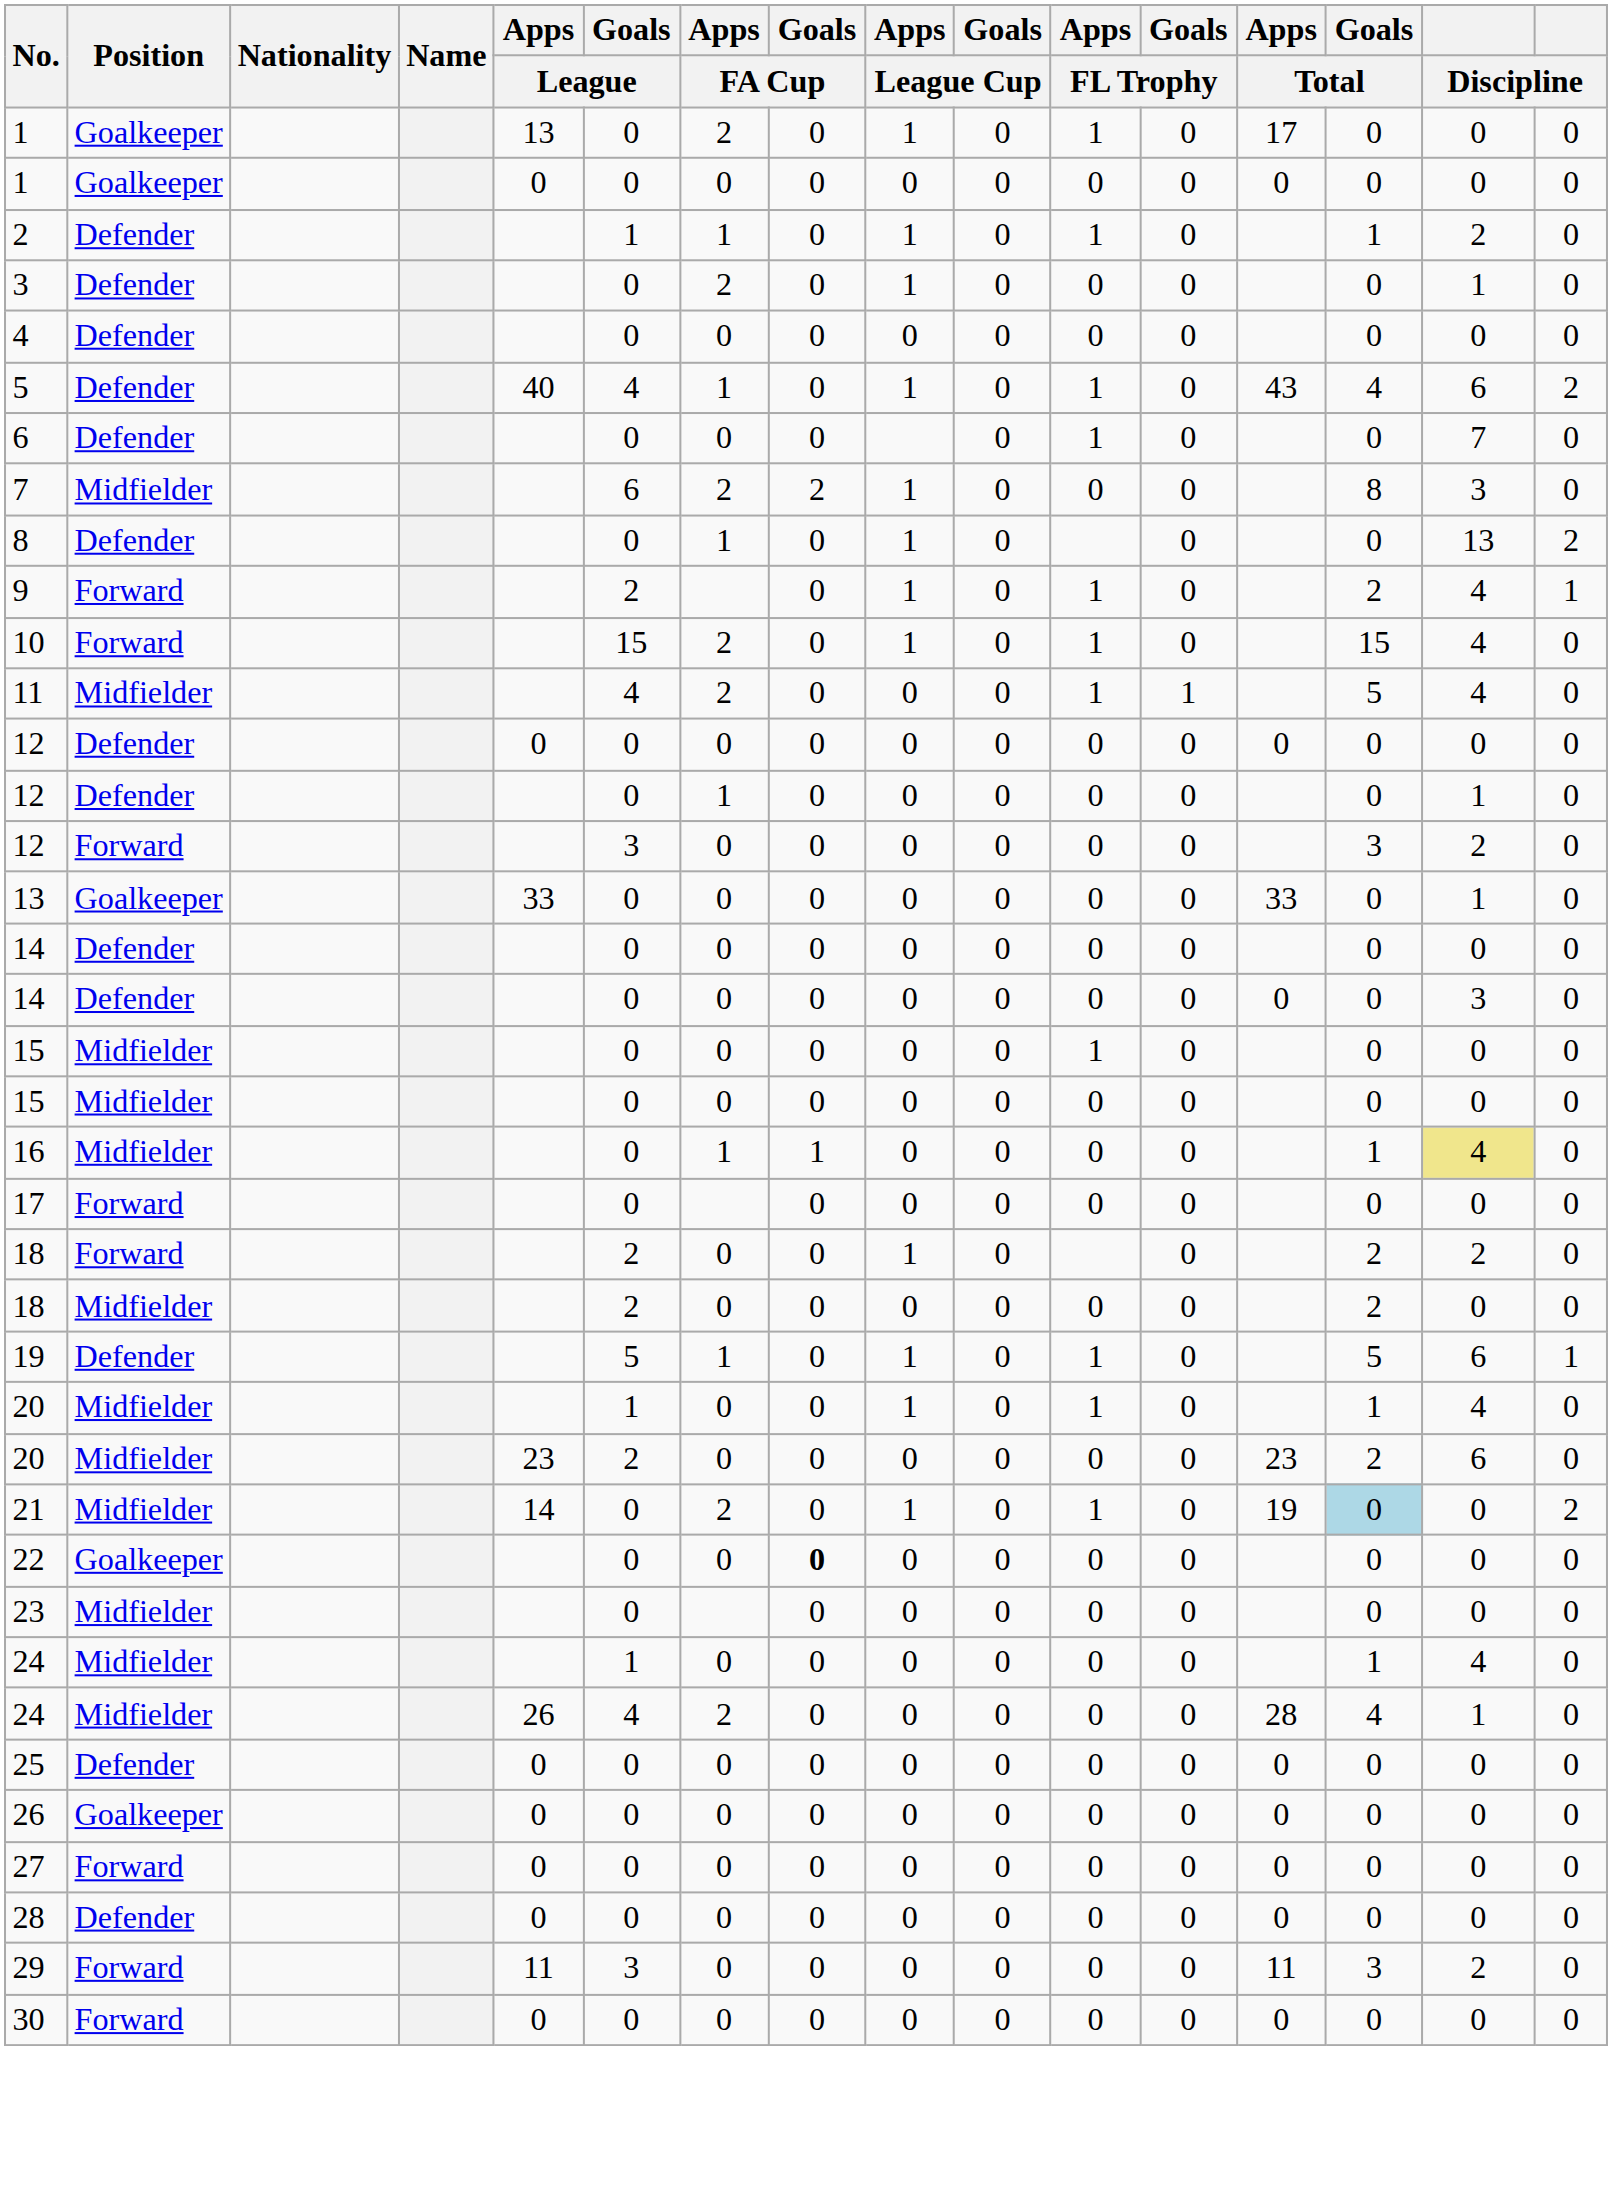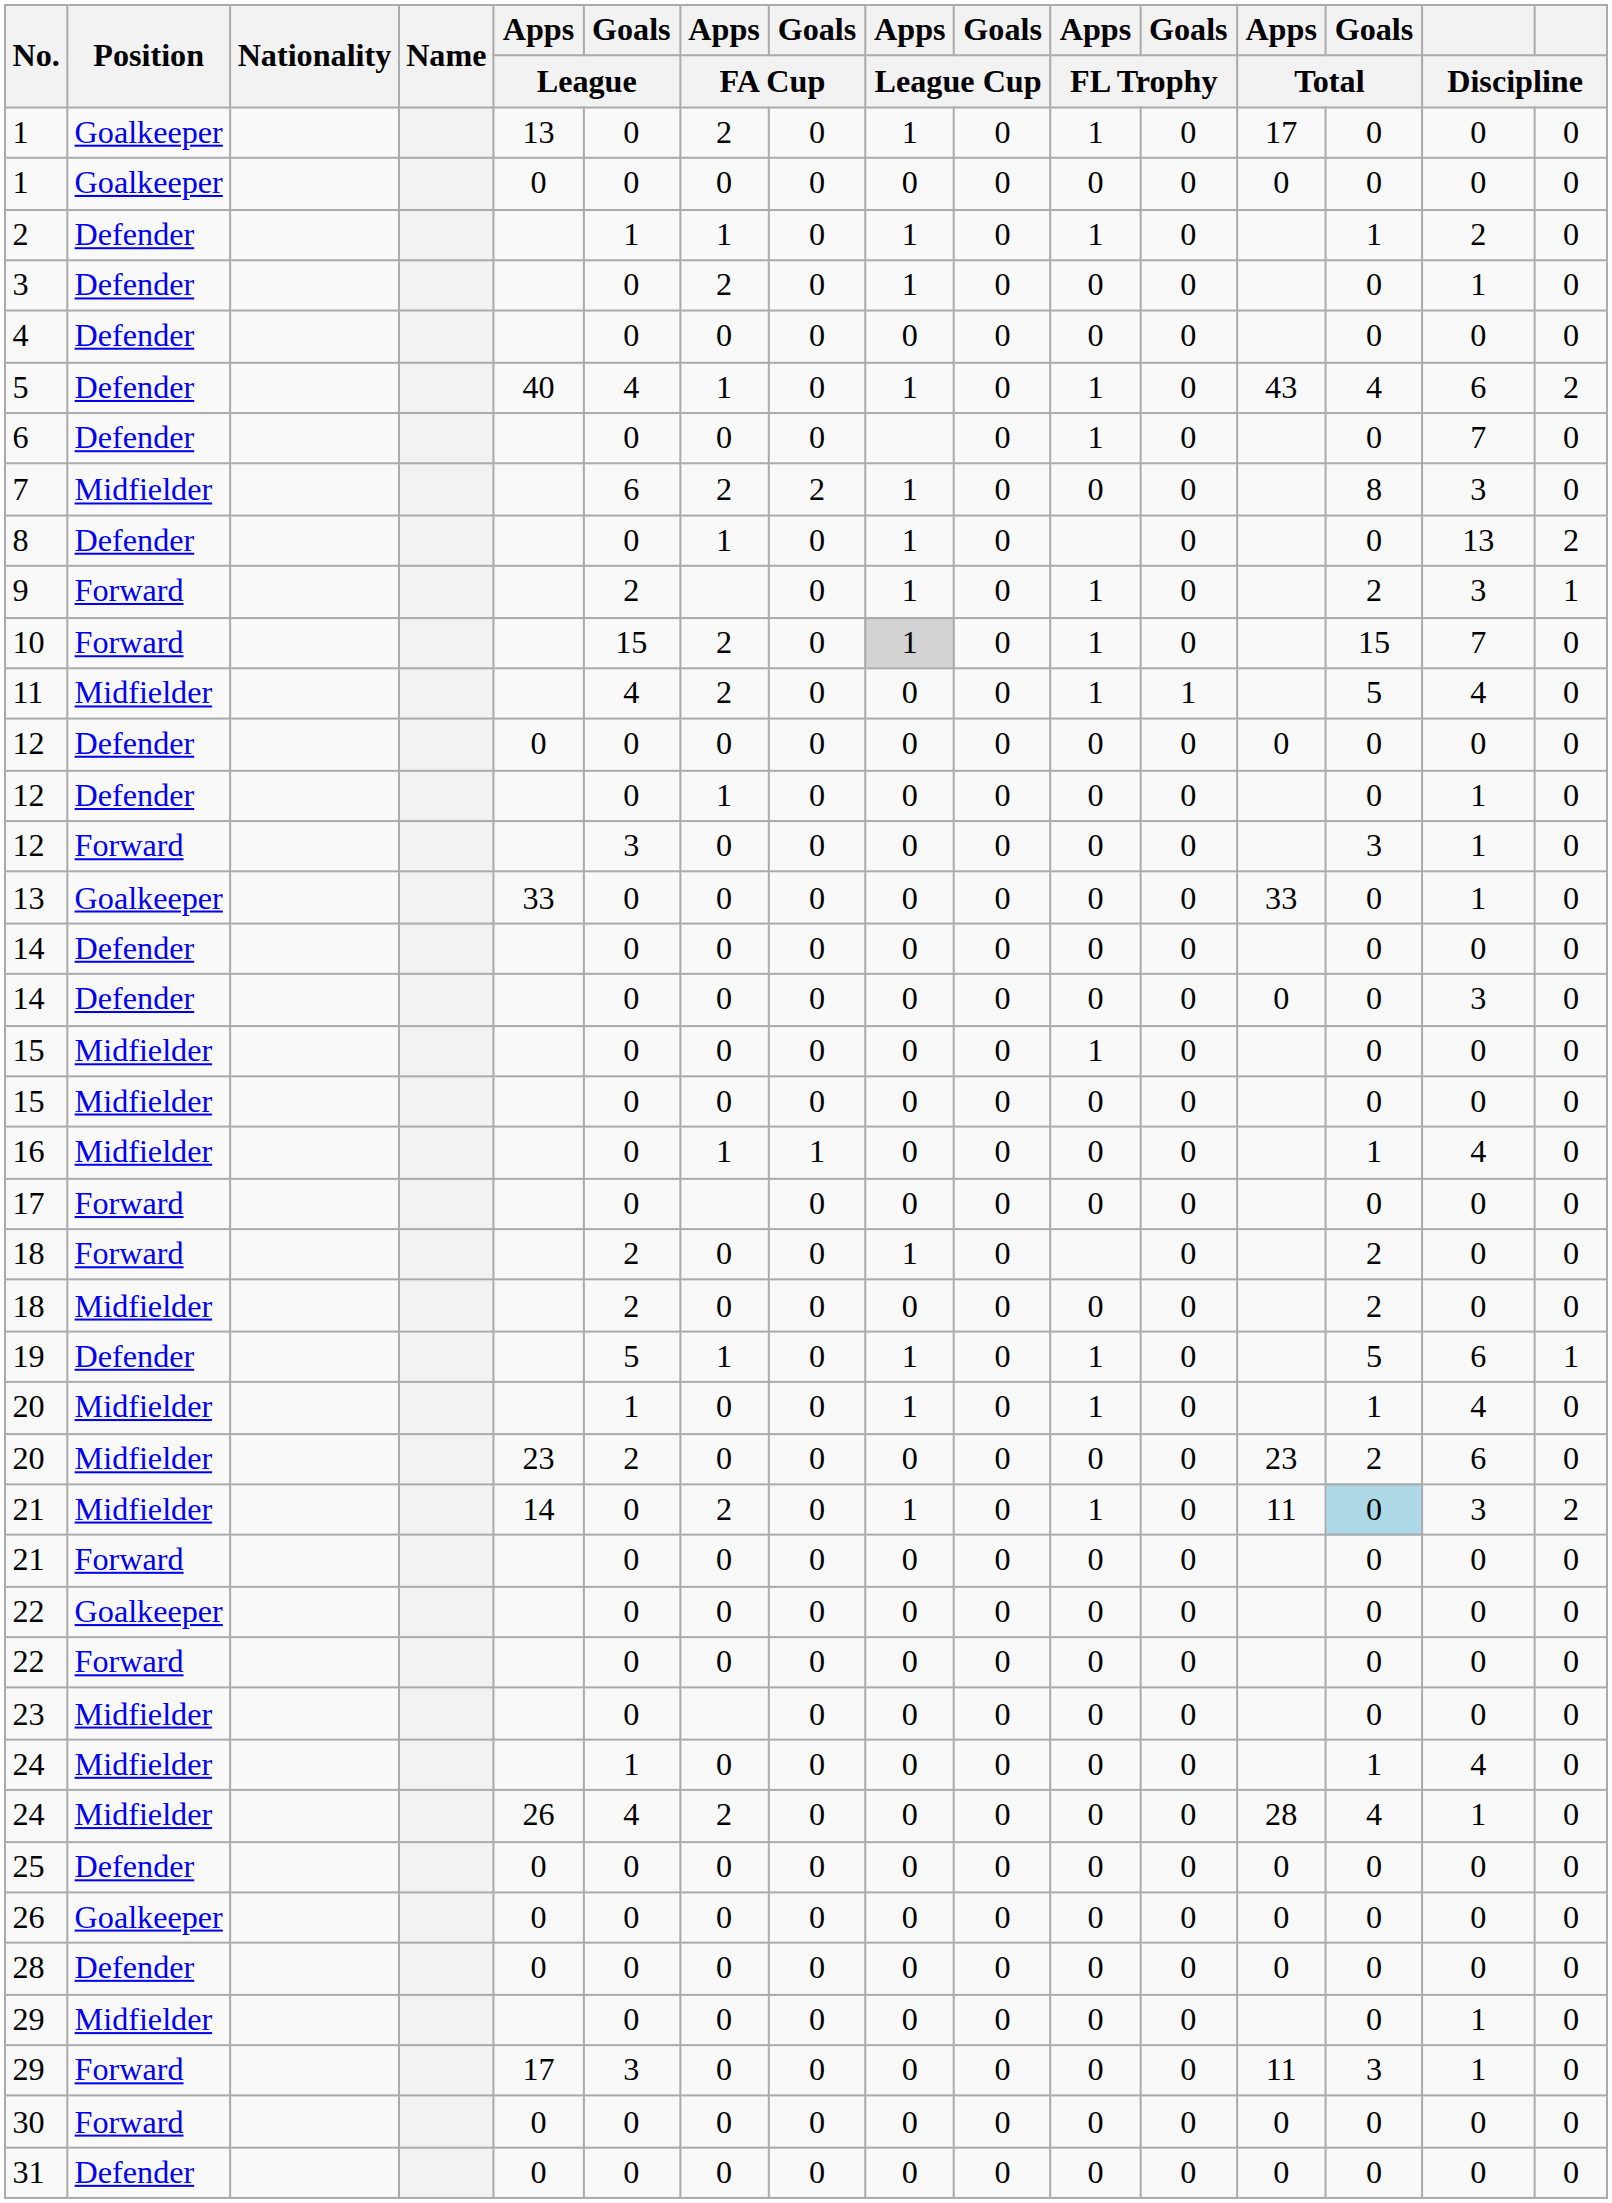(1478, 591) 4 -> (1478, 591) 3
(910, 642) no background -> (910, 642) lightgrey background
(1478, 642) 4 -> (1478, 642) 7
(1478, 846) 2 -> (1478, 846) 1
(1478, 1152) khaki background -> (1478, 1152) no background
(1478, 1254) 2 -> (1478, 1254) 0
(1281, 1509) 19 -> (1281, 1509) 11
(1478, 1509) 0 -> (1478, 1509) 3
+ row: (28, 1560)
(817, 1560) bold -> (817, 1611) normal
+ row: (28, 1662)
- row: (28, 1866)
+ row: (28, 2019)
(538, 1968) 11 -> (538, 2070) 17
(1478, 1968) 2 -> (1478, 2070) 1
+ row: (28, 2172)
